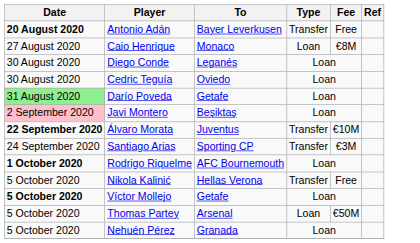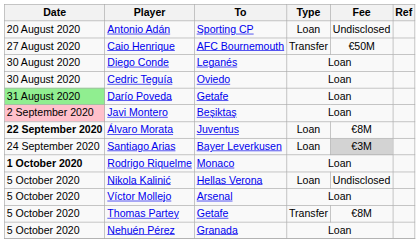(45, 29) bold -> (43, 29) normal
(239, 29) Bayer Leverkusen -> (225, 29) Sporting CP
(309, 29) Transfer -> (308, 29) Loan
(346, 29) Free -> (362, 29) Undisclosed
(215, 46) Monaco -> (240, 46) AFC Bournemouth
(308, 46) Loan -> (309, 46) Transfer
(346, 46) €8M -> (362, 46) €50M
(309, 130) Transfer -> (308, 130) Loan
(346, 130) €10M -> (362, 130) €8M
(225, 146) Sporting CP -> (239, 146) Bayer Leverkusen
(309, 146) Transfer -> (308, 146) Loan
(346, 146) no background -> (362, 146) lightgrey background
(240, 163) AFC Bournemouth -> (215, 163) Monaco
(309, 180) Transfer -> (308, 180) Loan
(346, 180) Free -> (362, 180) Undisclosed
(45, 197) bold -> (43, 197) normal
(213, 197) Getafe -> (215, 197) Arsenal
(215, 213) Arsenal -> (213, 213) Getafe
(308, 213) Loan -> (309, 213) Transfer
(346, 213) €50M -> (362, 213) €8M
